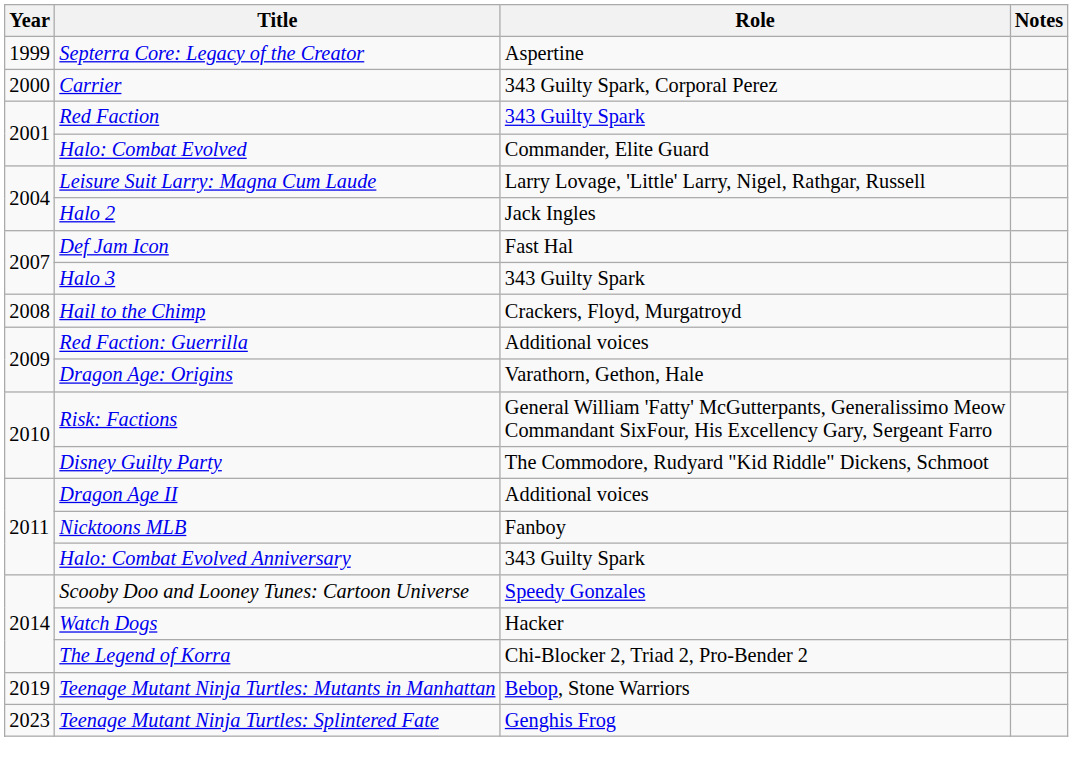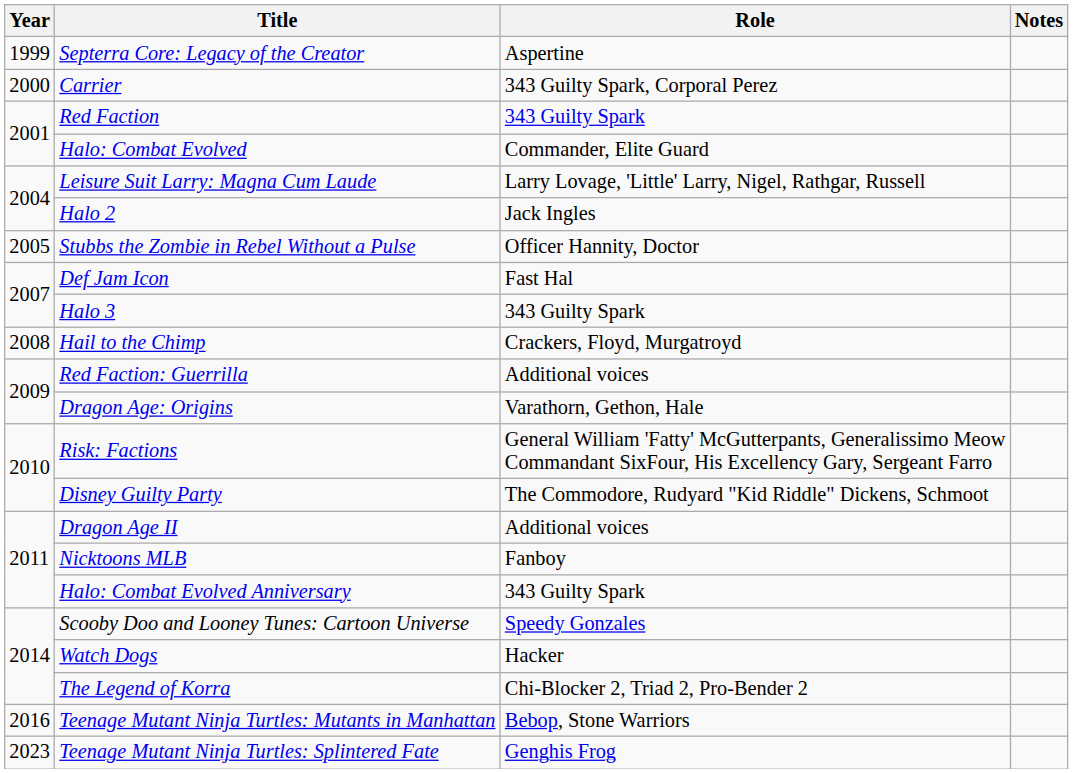+ row: (237, 246)
(30, 687) 2019 -> (30, 720) 2016
